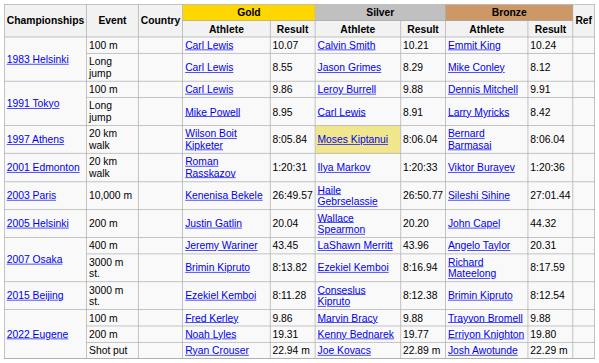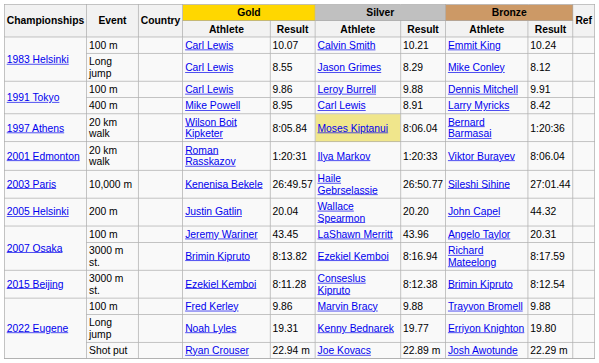(101, 112) Long jump -> (103, 106) 400 m
(548, 140) 8:06.04 -> (548, 128) 1:20:36
(548, 168) 1:20:36 -> (548, 156) 8:06.04
(103, 246) 400 m -> (103, 234) 100 m
(103, 334) 200 m -> (101, 328) Long jump
